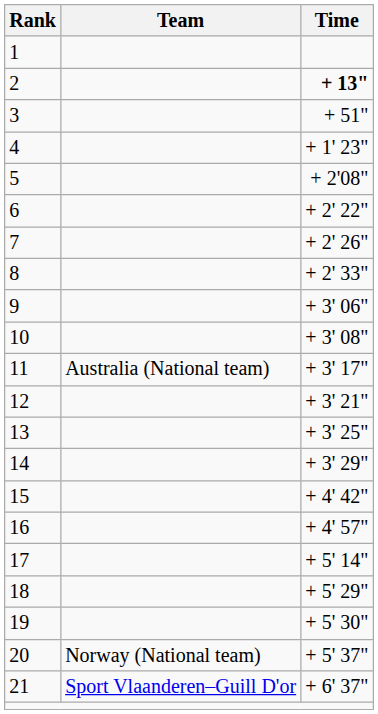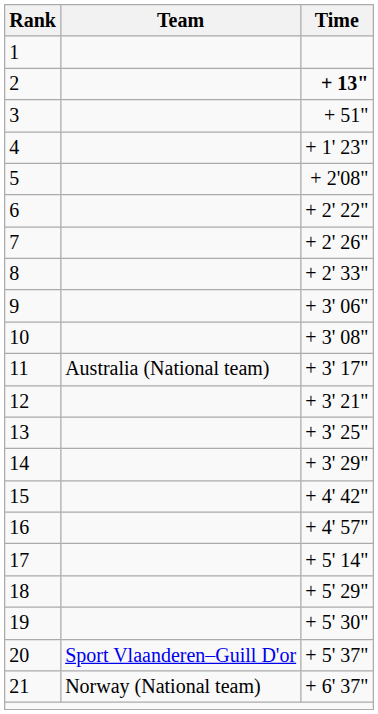(163, 654) Norway (National team) -> (181, 654) Sport Vlaanderen–Guill D'or
(181, 686) Sport Vlaanderen–Guill D'or -> (163, 686) Norway (National team)
